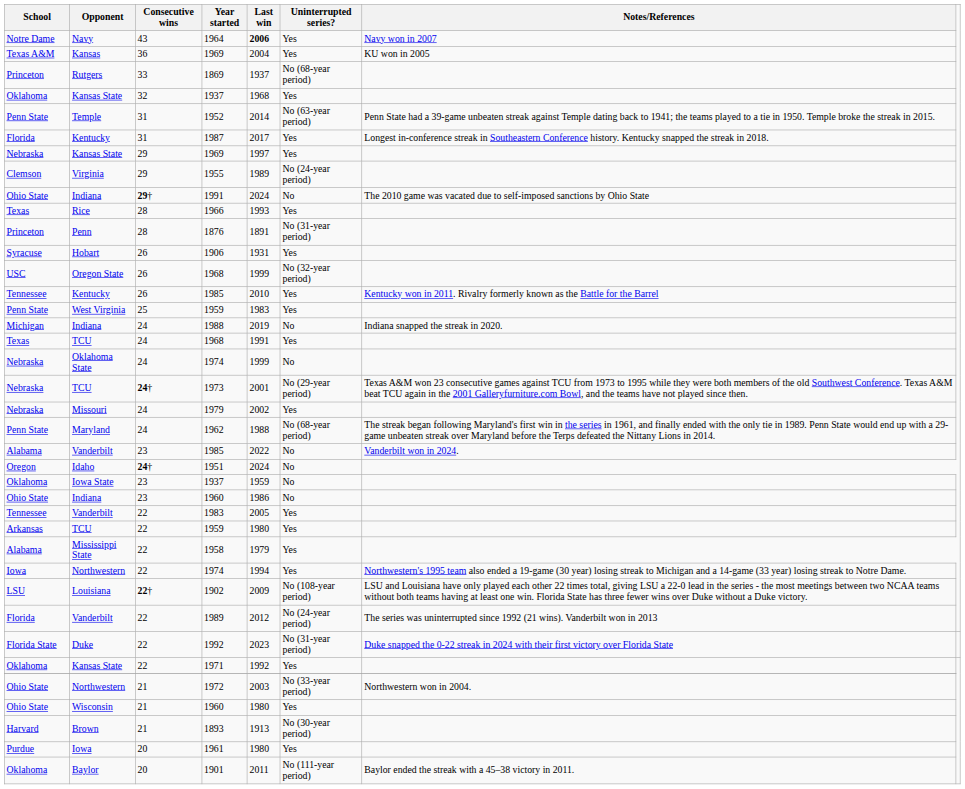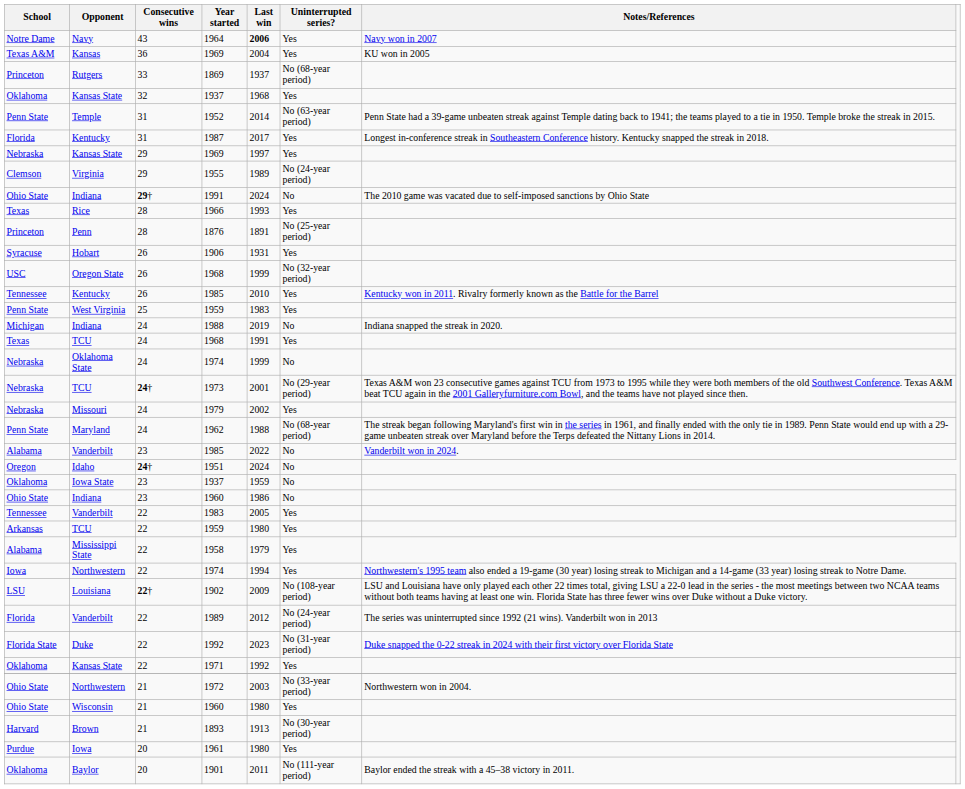(306, 231) No (31-year period) -> (306, 231) No (25-year period)
